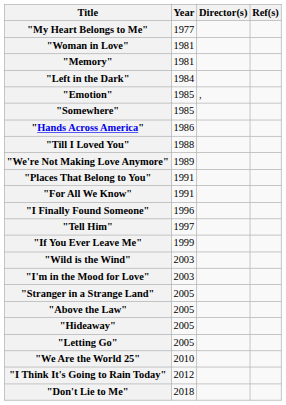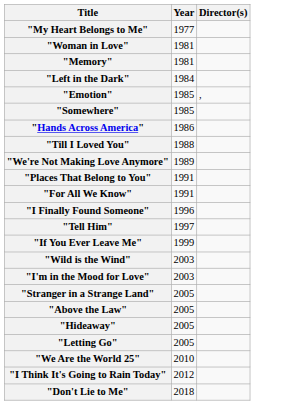- column: (265, 12)
